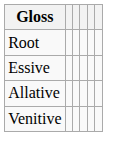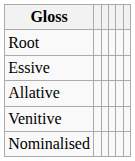+ row: (49, 144)
